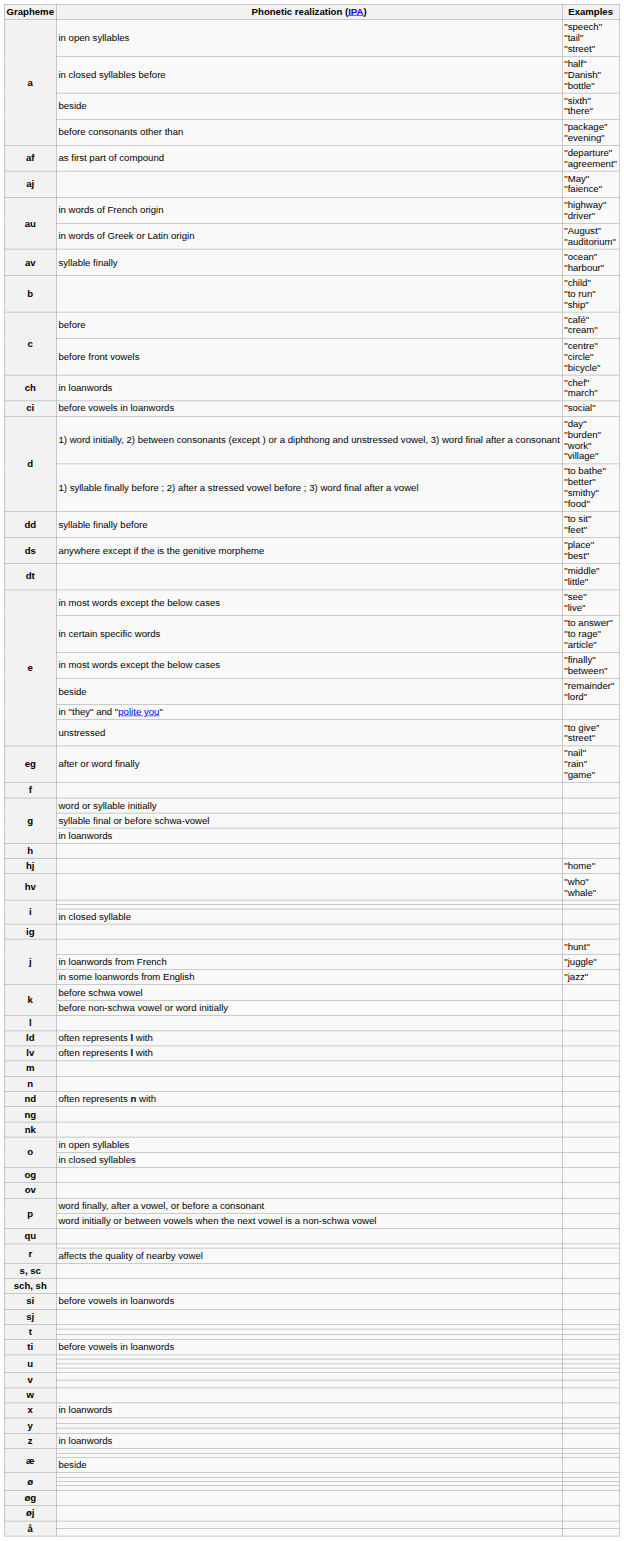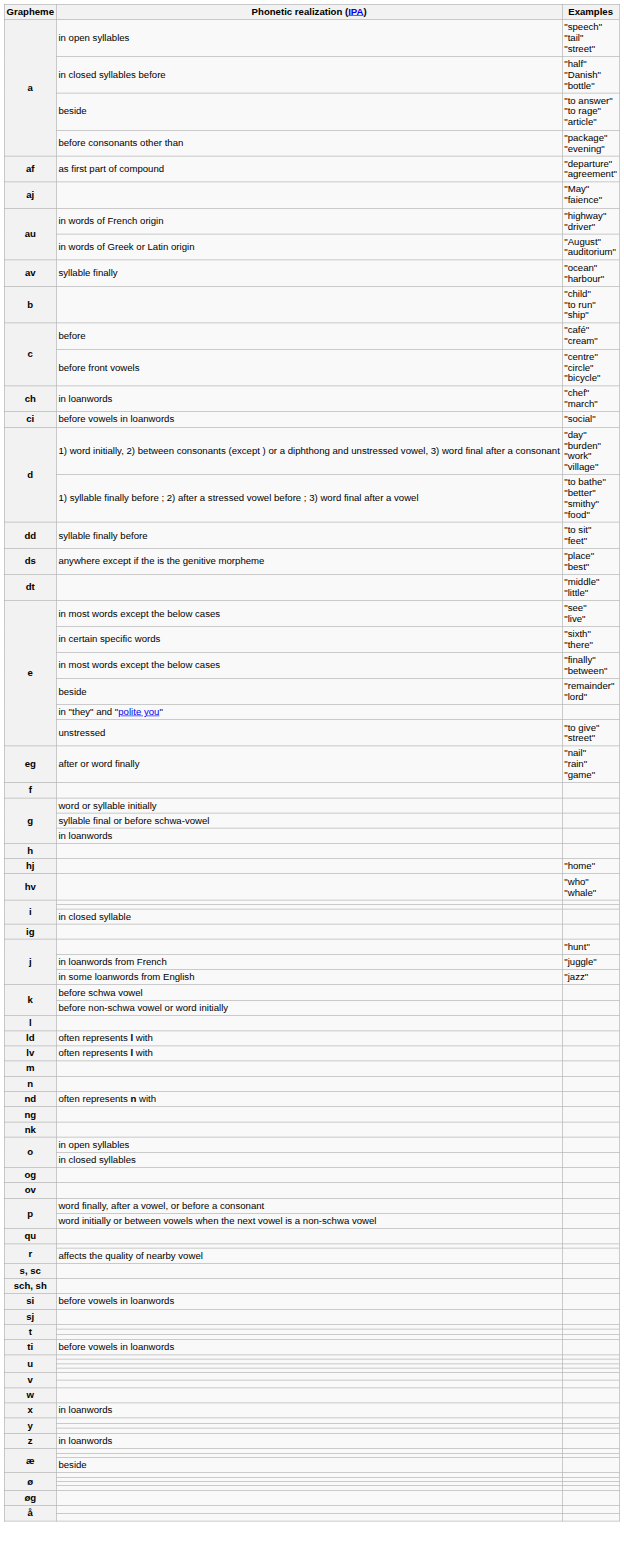(579, 106) "sixth" "there" -> (589, 111) "to answer" "to rage" "article"
(589, 634) "to answer" "to rage" "article" -> (579, 639) "sixth" "there"
- row: (30, 1513)
